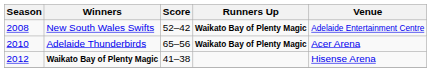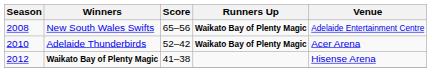(177, 28) 52–42 -> (177, 28) 65–56
(177, 43) 65–56 -> (177, 43) 52–42
